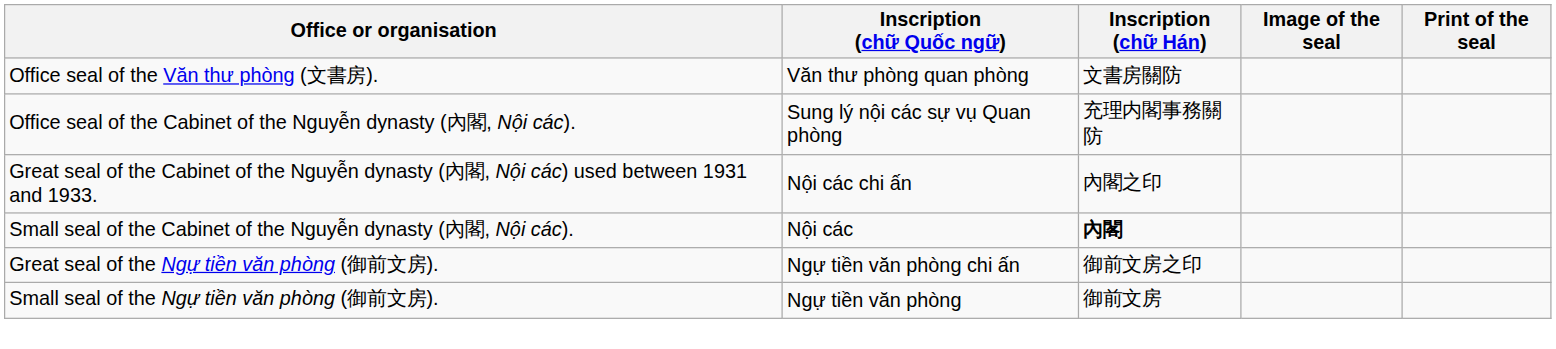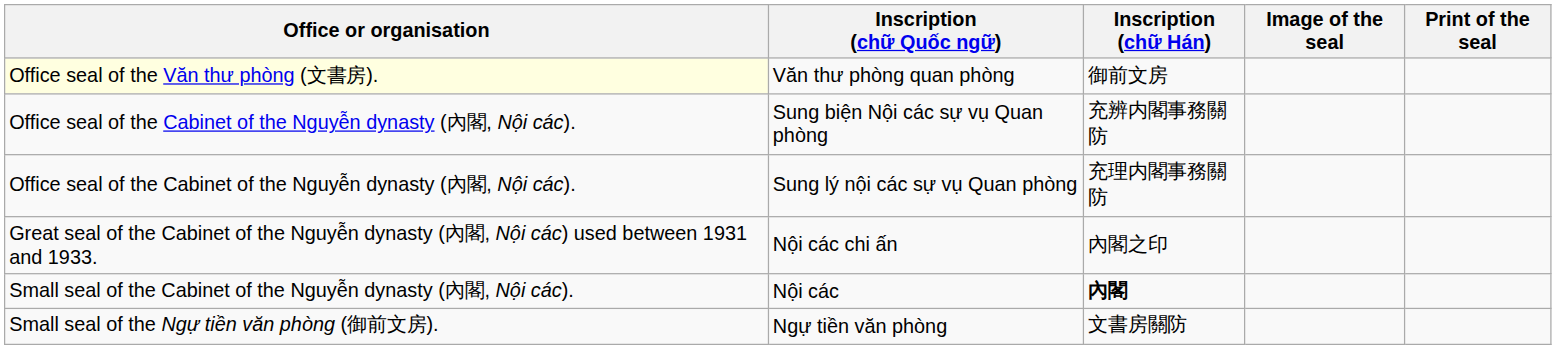(194, 75) no background -> (194, 75) lightyellow background
(1132, 75) 文書房關防 -> (1128, 75) 御前文房
+ row: (908, 124)
- row: (903, 264)
(1122, 299) 御前文房 -> (1138, 325) 文書房關防
